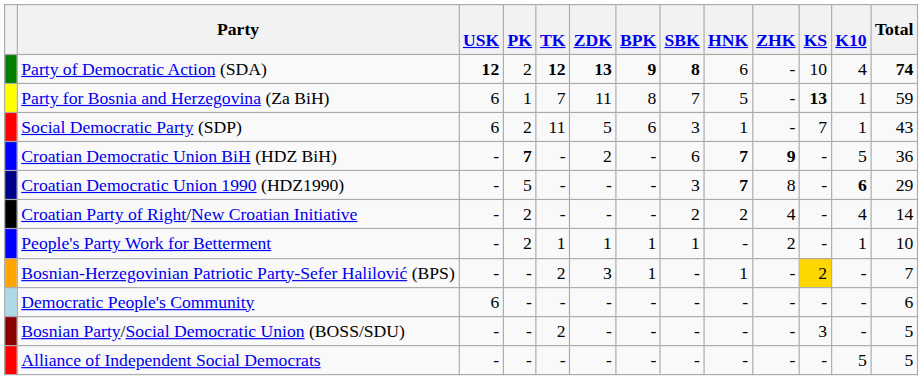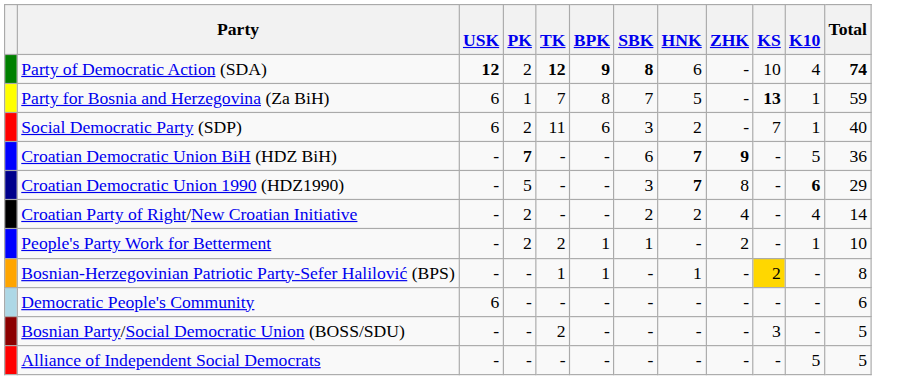- column: (593, 40)
(744, 127) 1 -> (697, 127) 2
(905, 127) 43 -> (858, 127) 40
(561, 243) 1 -> (561, 243) 2
(561, 272) 2 -> (561, 272) 1
(909, 272) 7 -> (863, 272) 8
